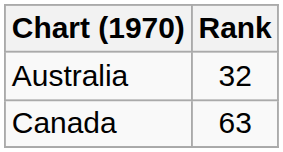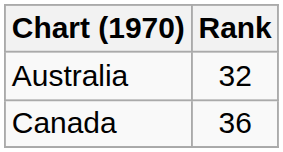(235, 123) 63 -> (235, 123) 36
